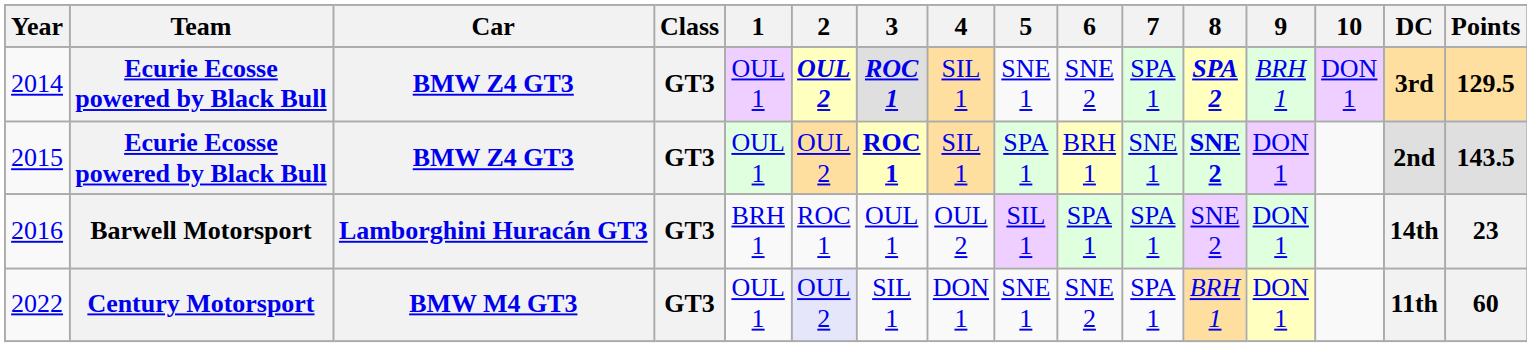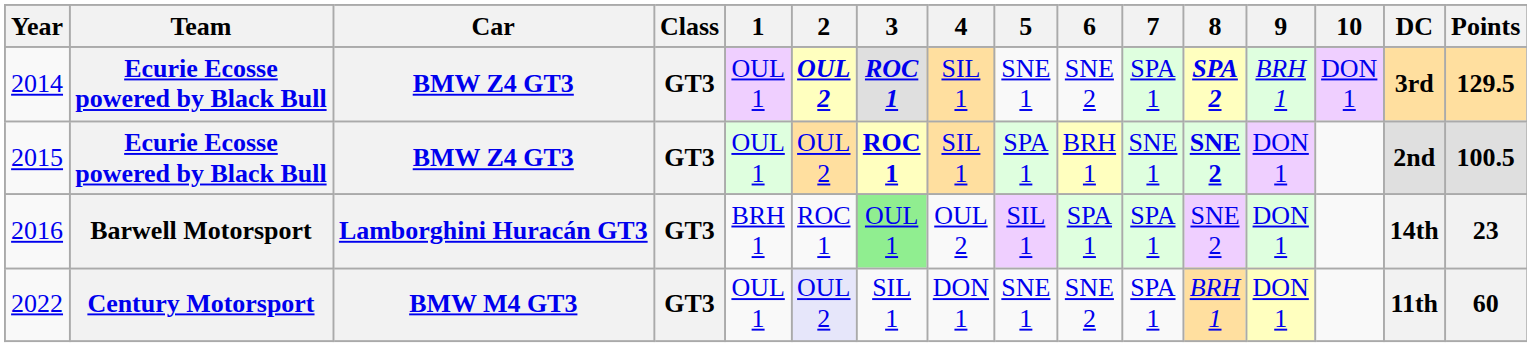(1486, 157) 143.5 -> (1486, 157) 100.5
(892, 230) no background -> (892, 230) lightgreen background
